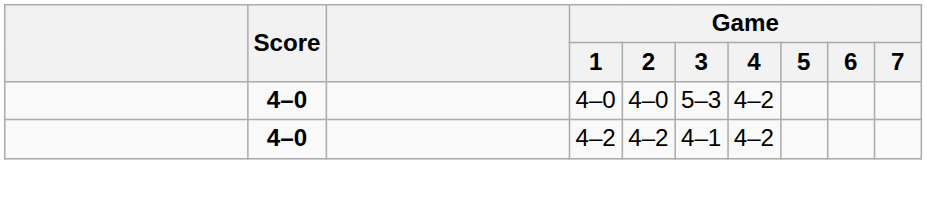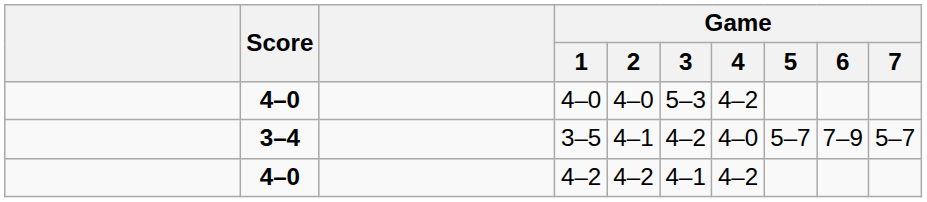+ row: (581, 138)
